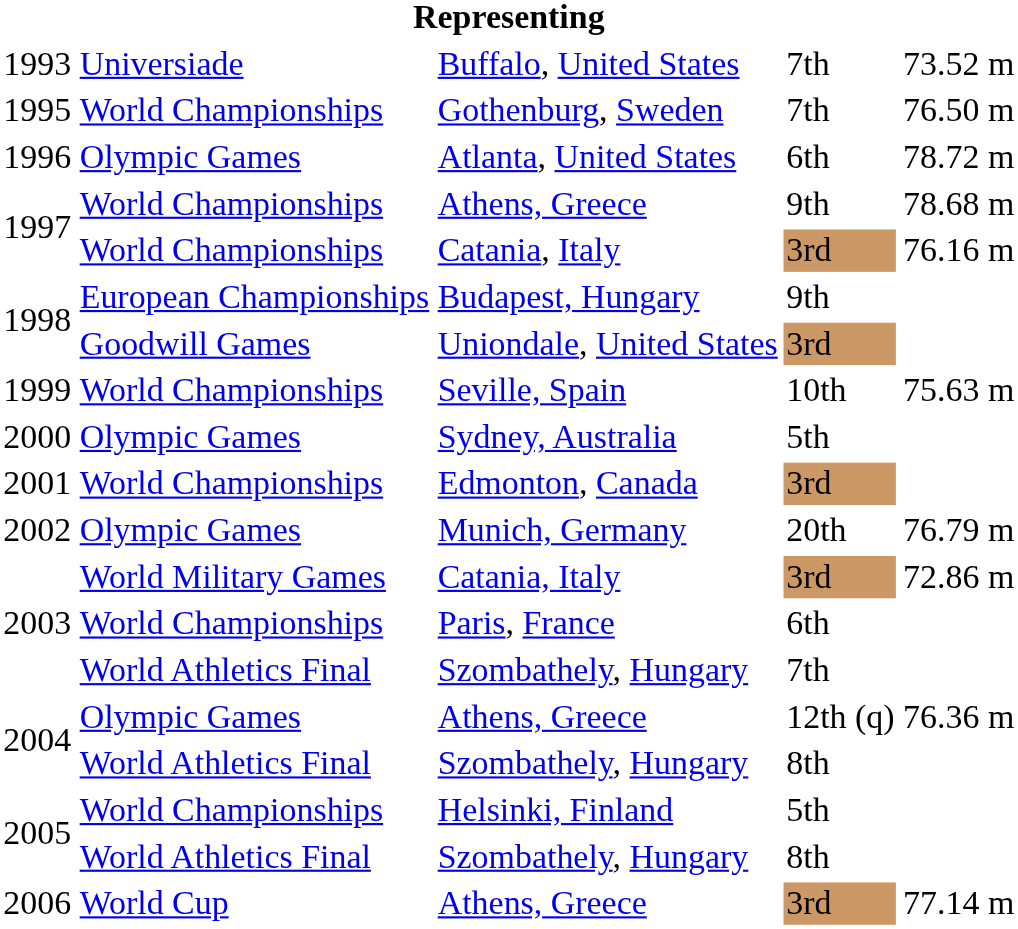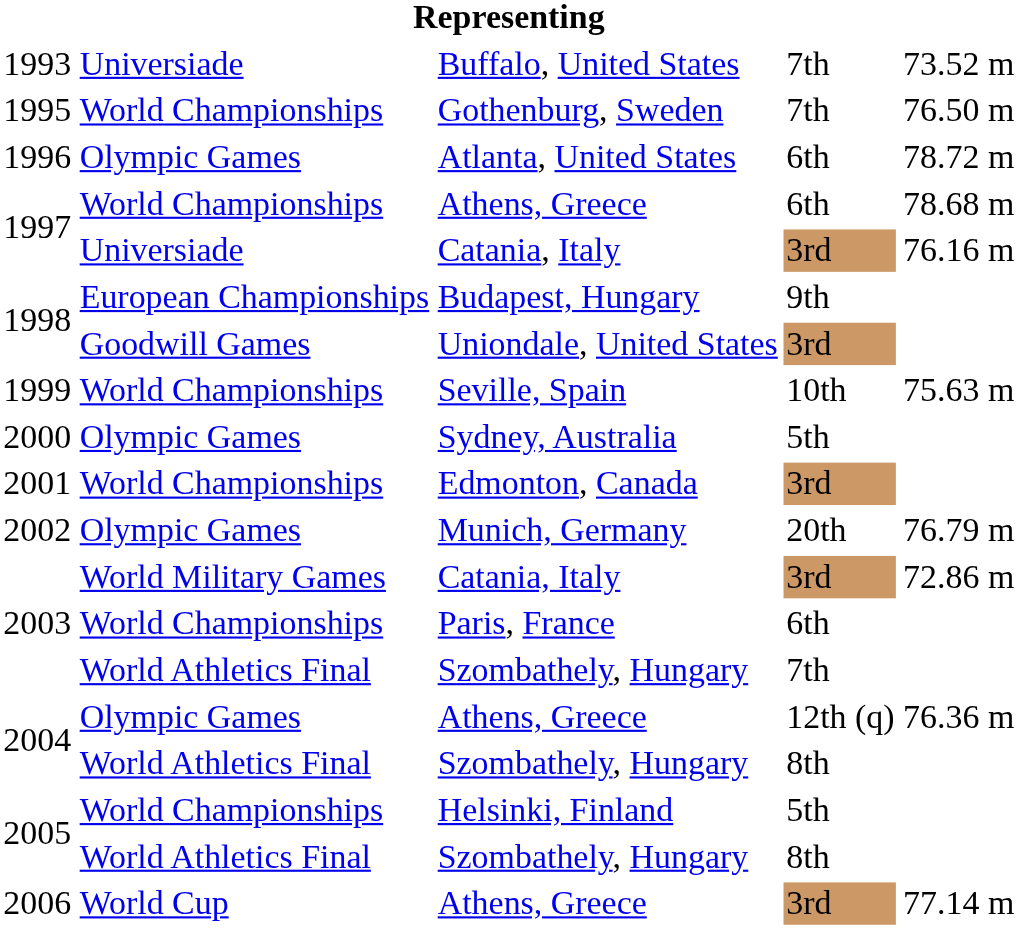(808, 203) 9th -> (808, 203) 6th
(231, 250) World Championships -> (162, 250) Universiade
